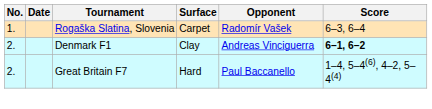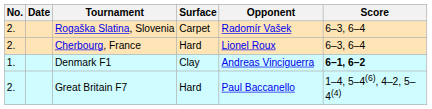(11, 28) 1. -> (11, 28) 2.
+ row: (98, 45)
(11, 45) 2. -> (11, 62) 1.
